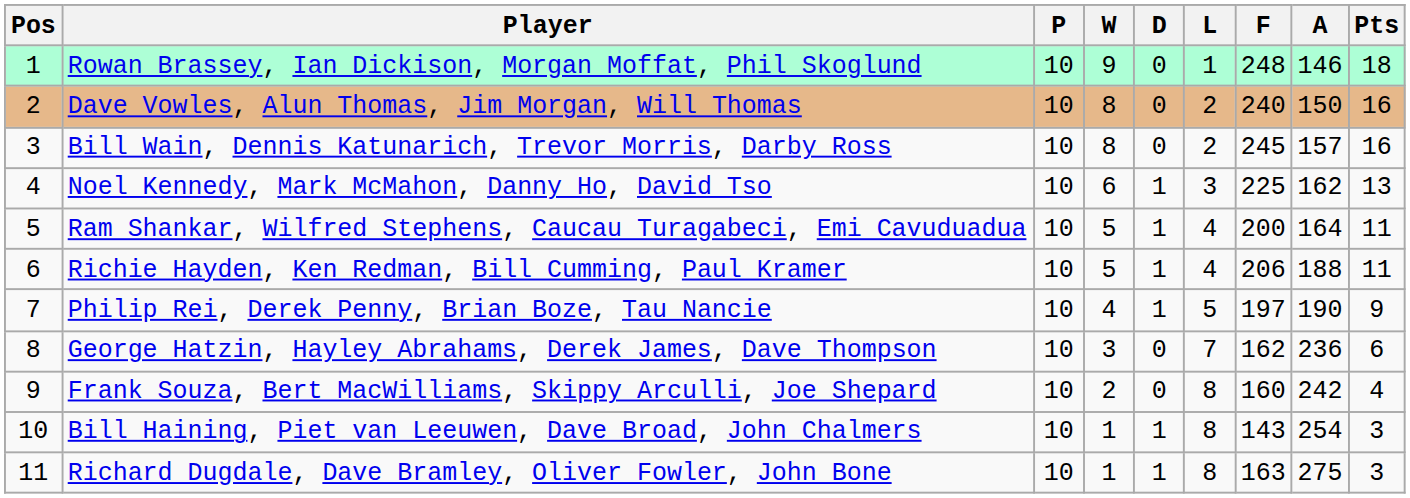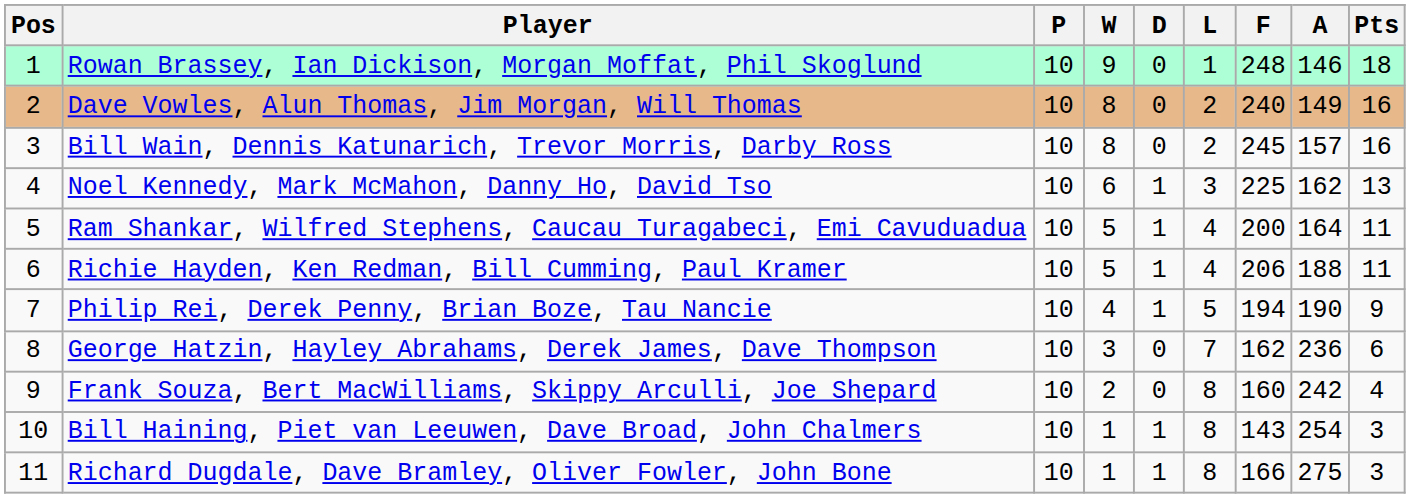(1320, 107) 150 -> (1320, 107) 149
(1263, 310) 197 -> (1263, 310) 194
(1263, 473) 163 -> (1263, 473) 166
